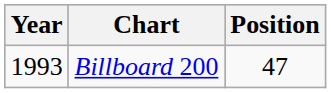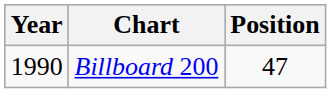(37, 66) 1993 -> (37, 66) 1990
